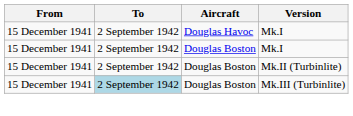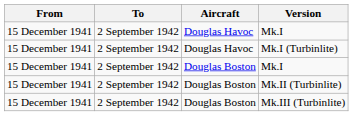+ row: (219, 48)
(138, 84) lightblue background -> (138, 102) no background
